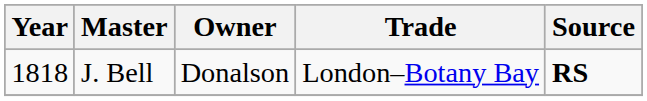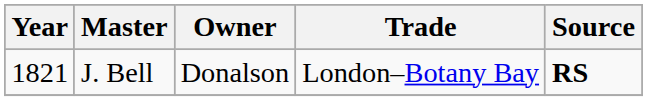(40, 71) 1818 -> (40, 71) 1821
